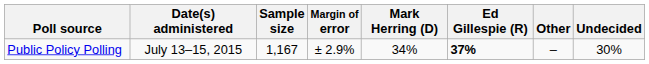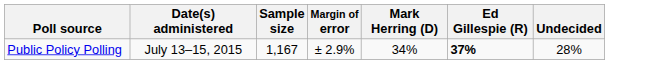- column: (553, 29)
(609, 49) 30% -> (569, 49) 28%
